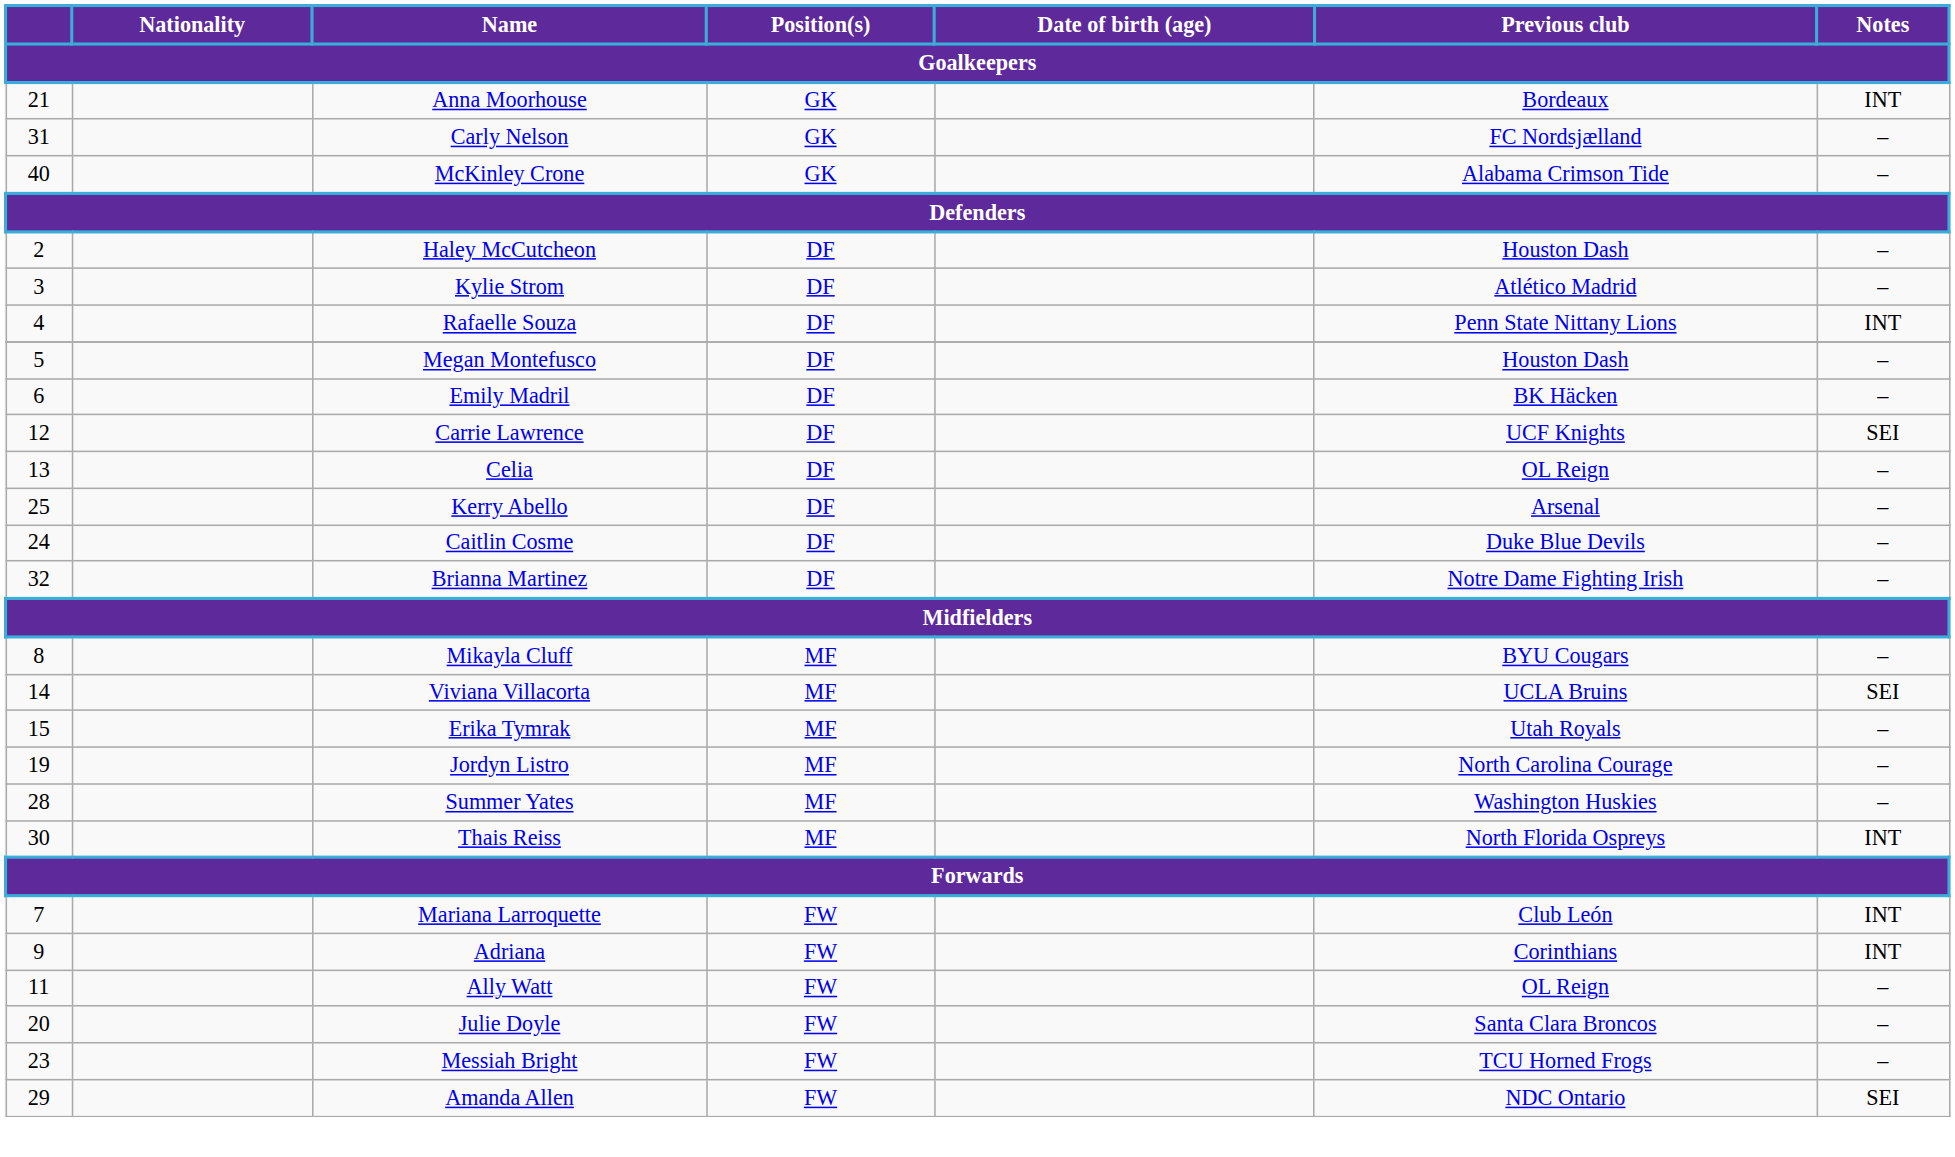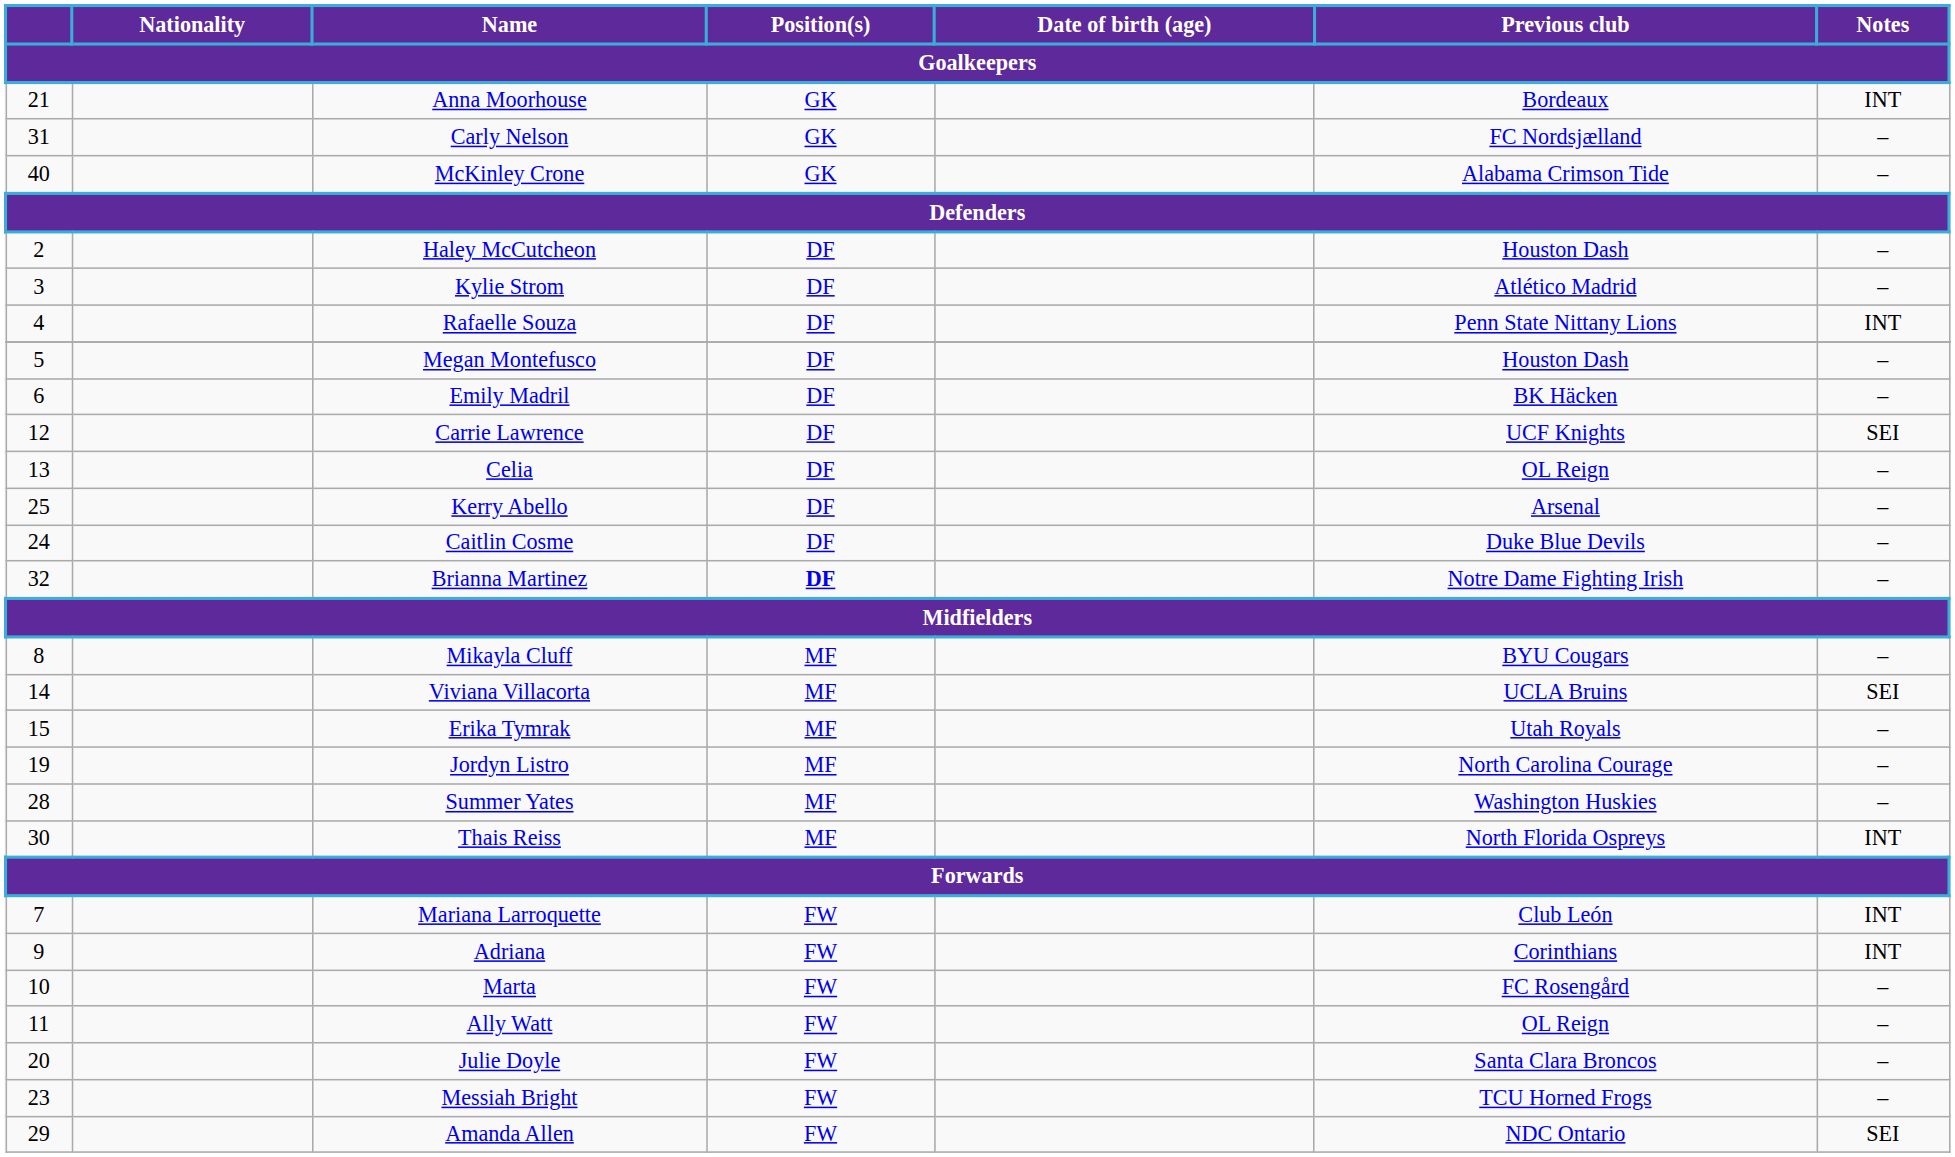(821, 579) normal -> (821, 579) bold
+ row: (510, 987)
